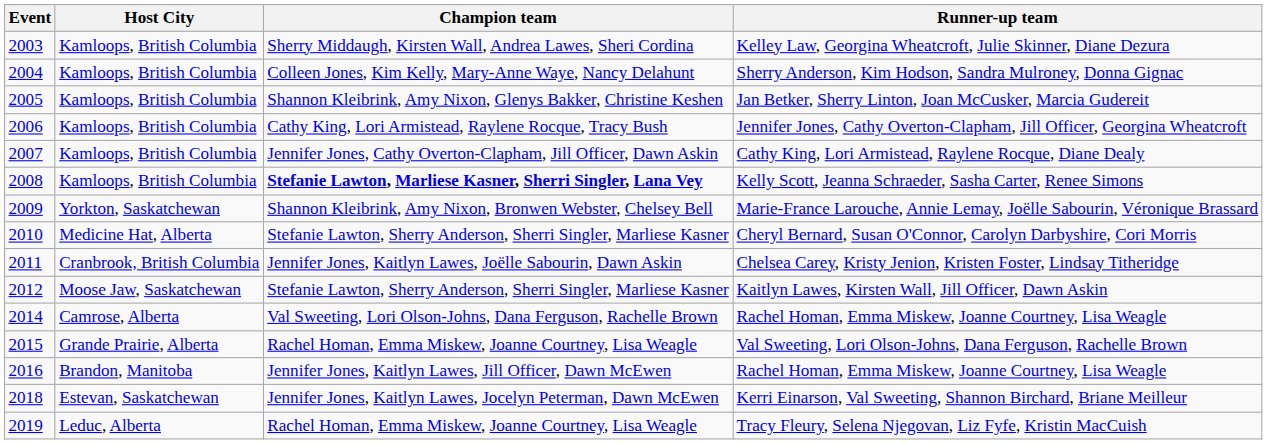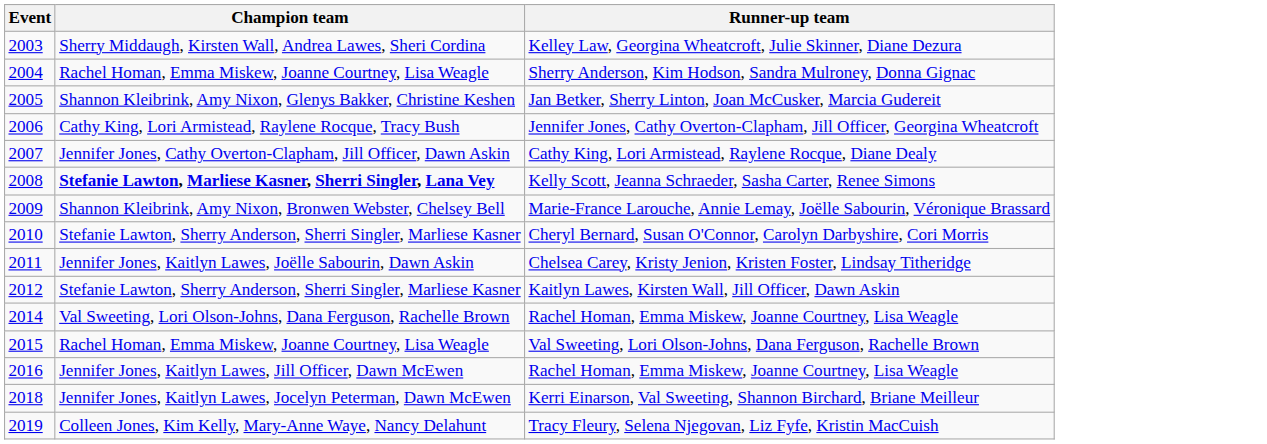- column: (159, 18)
(481, 72) Colleen Jones, Kim Kelly, Mary-Anne Waye, Nancy Delahunt -> (274, 72) Rachel Homan, Emma Miskew, Joanne Courtney, Lisa Weagle
(482, 425) Rachel Homan, Emma Miskew, Joanne Courtney, Lisa Weagle -> (273, 425) Colleen Jones, Kim Kelly, Mary-Anne Waye, Nancy Delahunt
